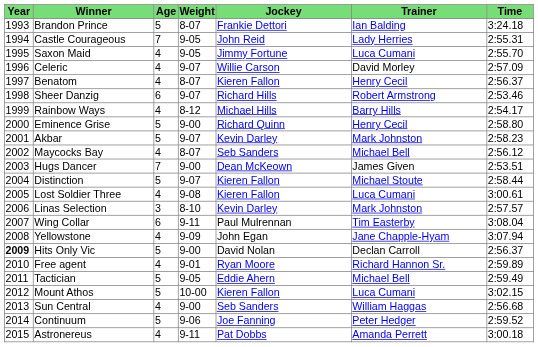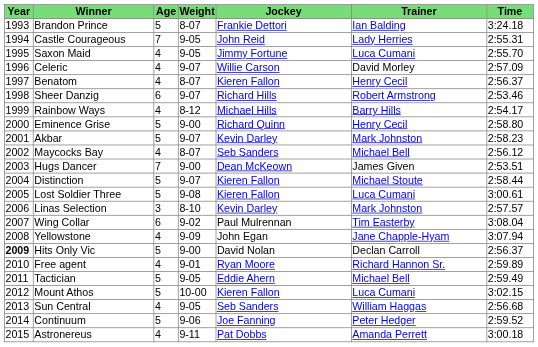(158, 194) 4 -> (158, 194) 5
(190, 222) 9-11 -> (190, 222) 9-02
(190, 307) 9-00 -> (190, 307) 9-05
